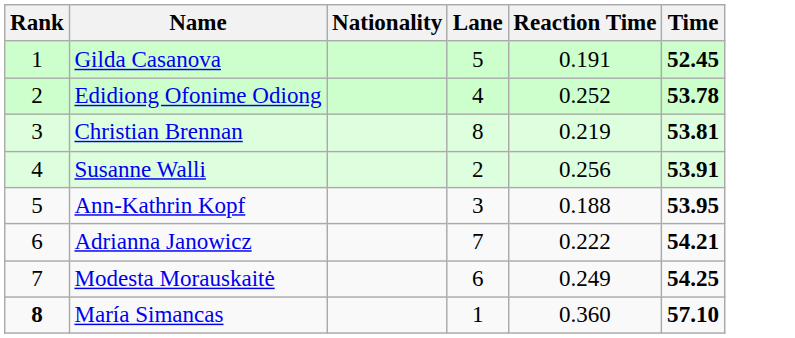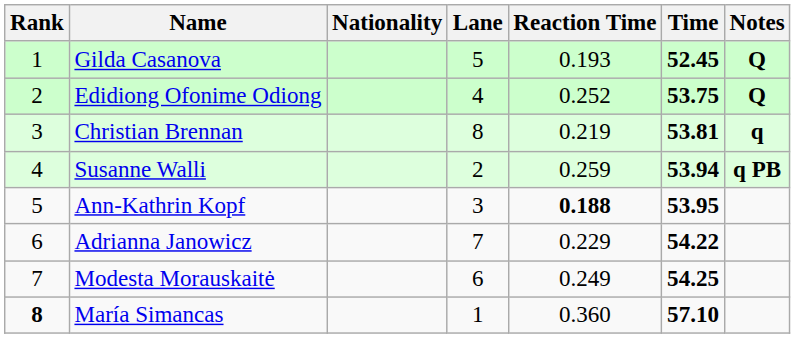+ column: (757, 22)
(585, 59) 0.191 -> (585, 59) 0.193
(693, 95) 53.78 -> (693, 95) 53.75
(585, 168) 0.256 -> (585, 168) 0.259
(693, 168) 53.91 -> (693, 168) 53.94
(585, 205) normal -> (585, 205) bold
(585, 242) 0.222 -> (585, 242) 0.229
(693, 242) 54.21 -> (693, 242) 54.22
